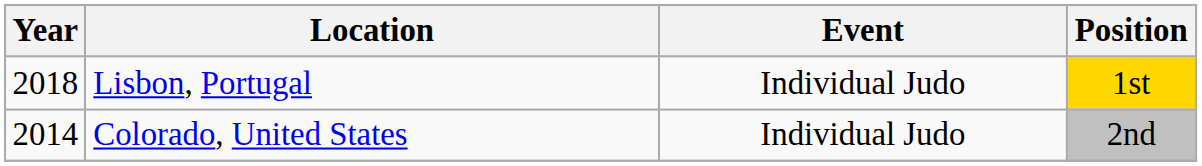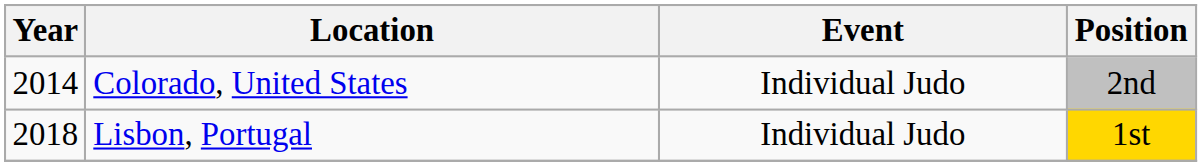rows swapped: (250, 134) <-> (203, 82)
